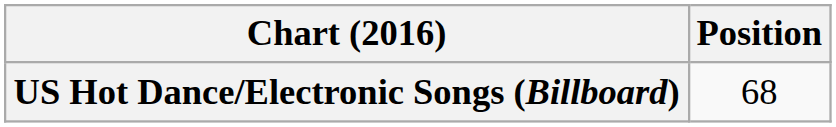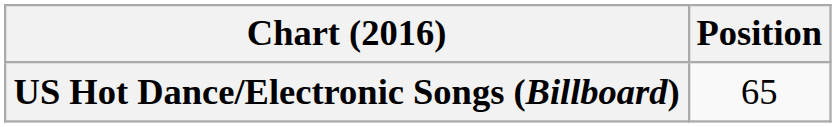(759, 91) 68 -> (759, 91) 65
